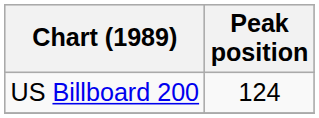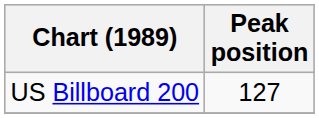(260, 92) 124 -> (260, 92) 127
